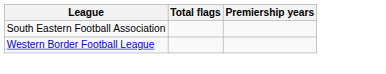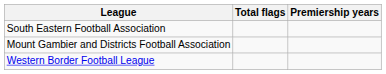+ row: (119, 45)
